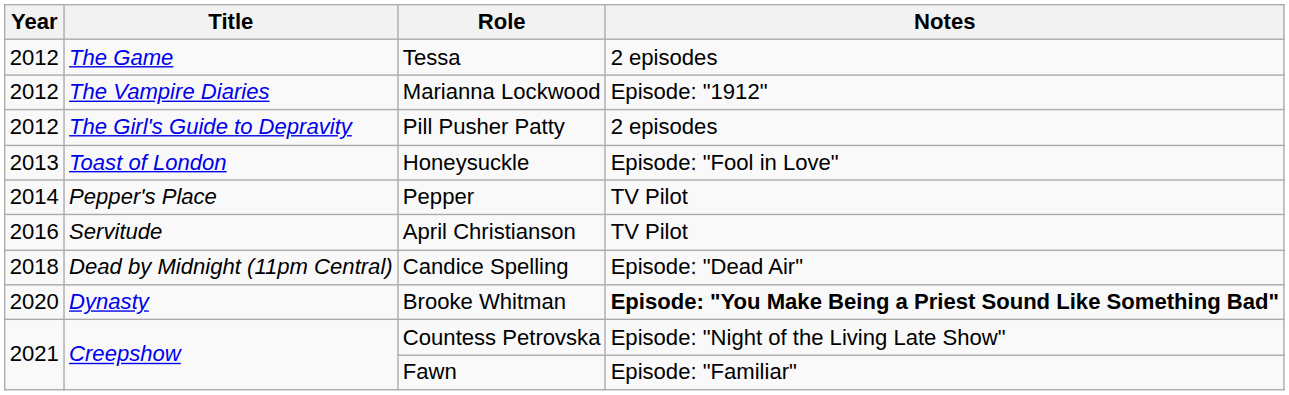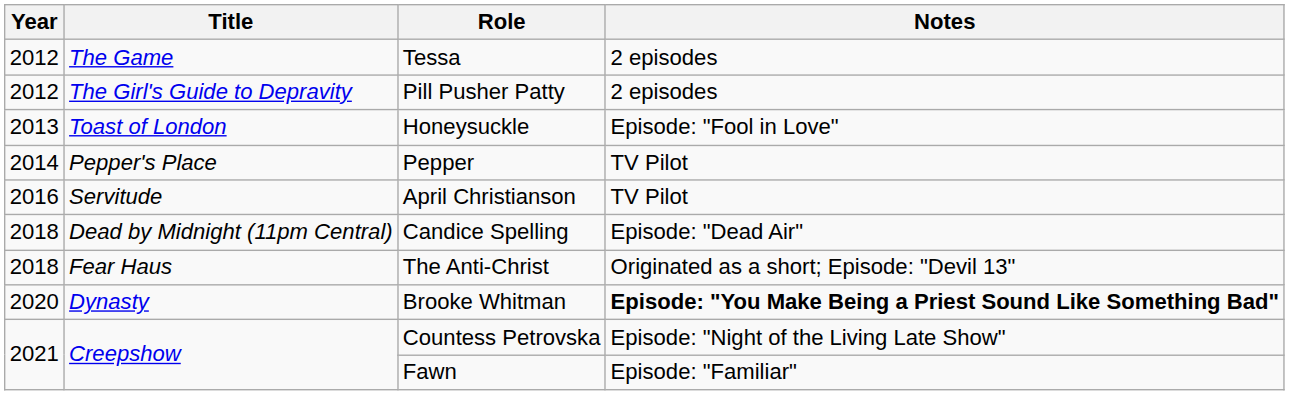- row: (502, 92)
+ row: (476, 267)
